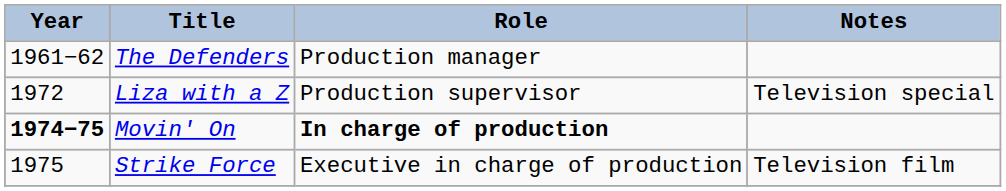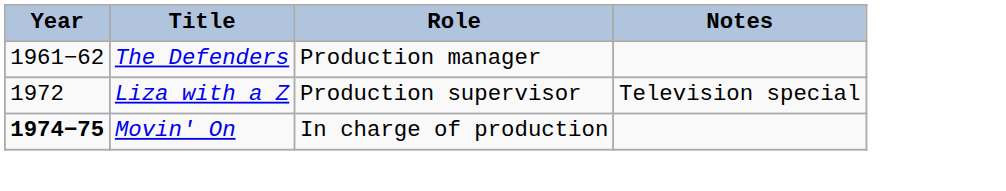(454, 132) bold -> (454, 132) normal
- row: (195, 168)
